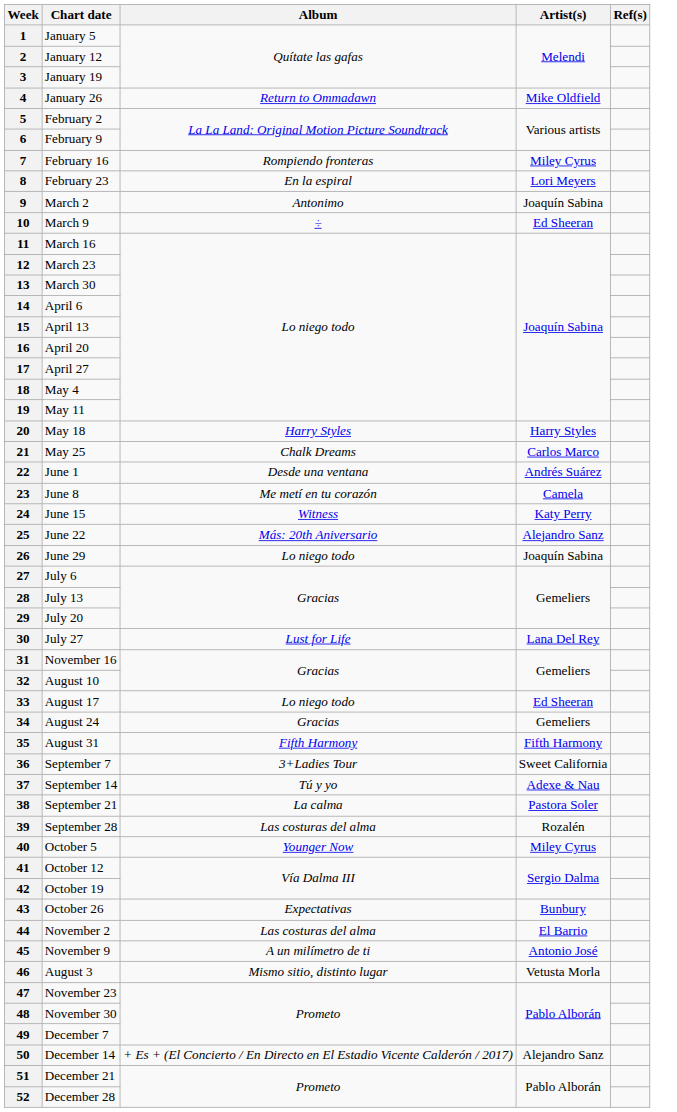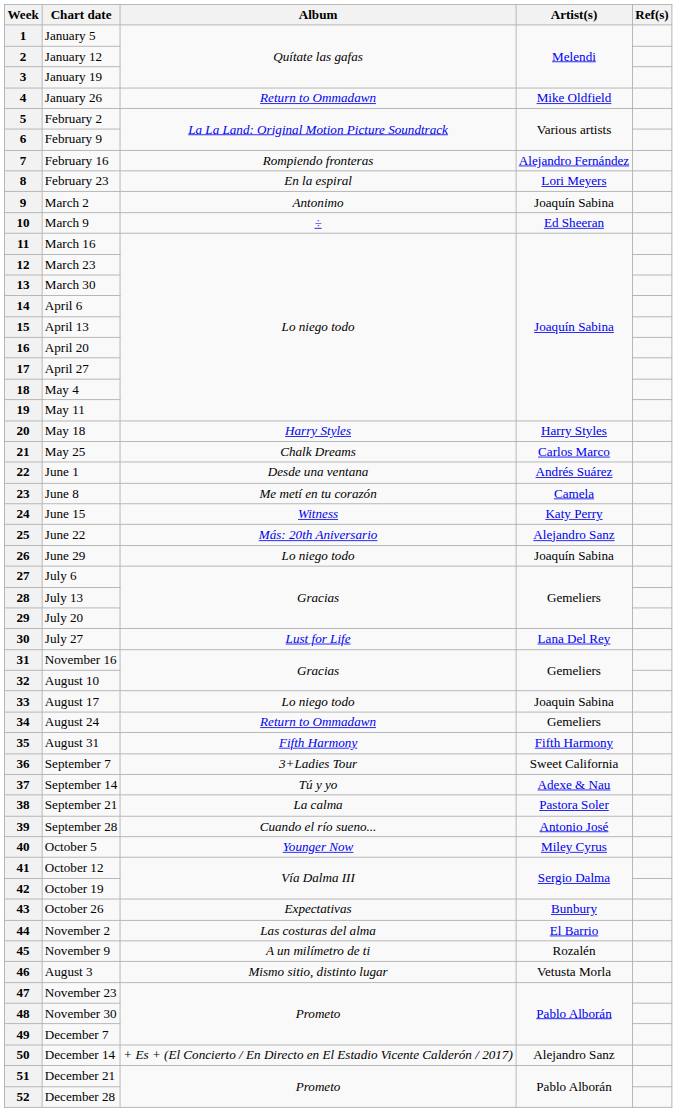(563, 160) Miley Cyrus -> (574, 160) Alejandro Fernández
(563, 701) Ed Sheeran -> (574, 701) Joaquin Sabina
(318, 722) Gracias -> (318, 722) Return to Ommadawn
(318, 826) Las costuras del alma -> (318, 826) Cuando el río sueno...
(563, 826) Rozalén -> (574, 826) Antonio José
(563, 951) Antonio José -> (574, 951) Rozalén
